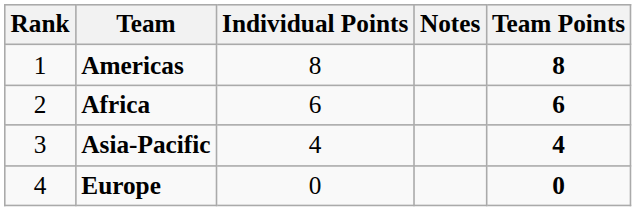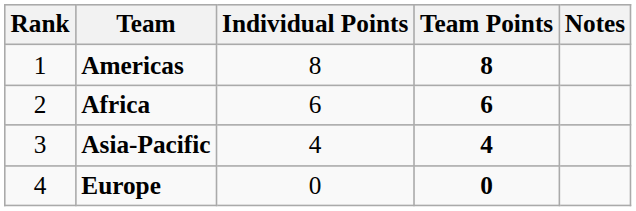columns swapped: (559, 24) <-> (450, 24)
